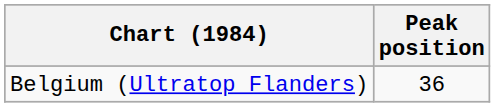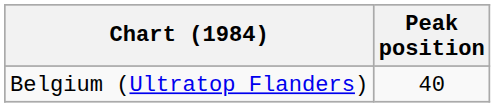(432, 84) 36 -> (432, 84) 40
